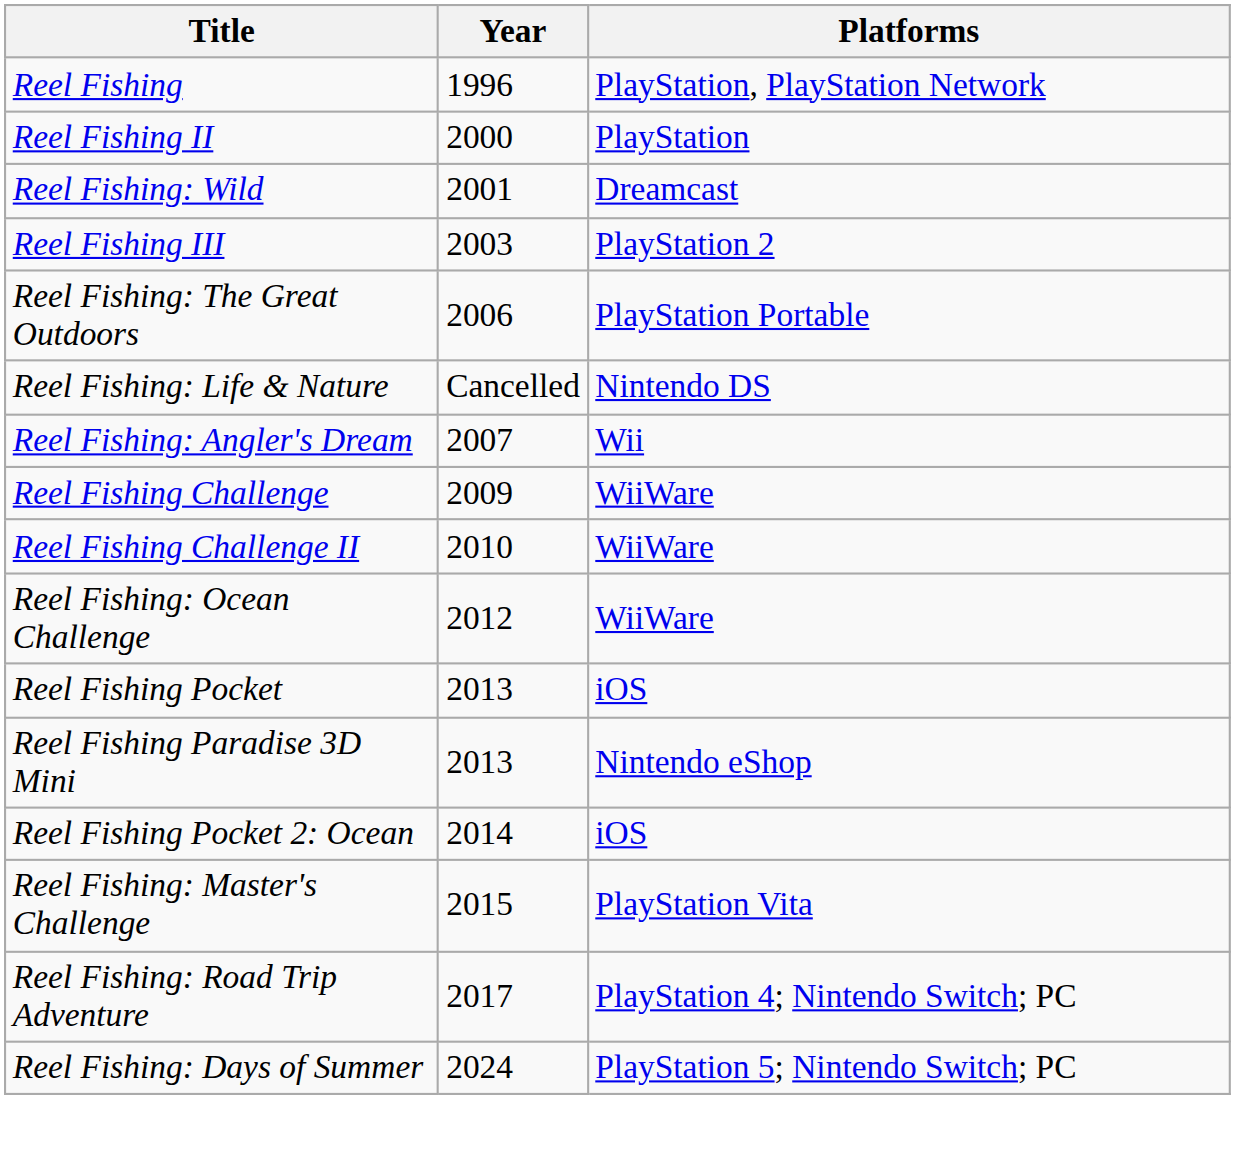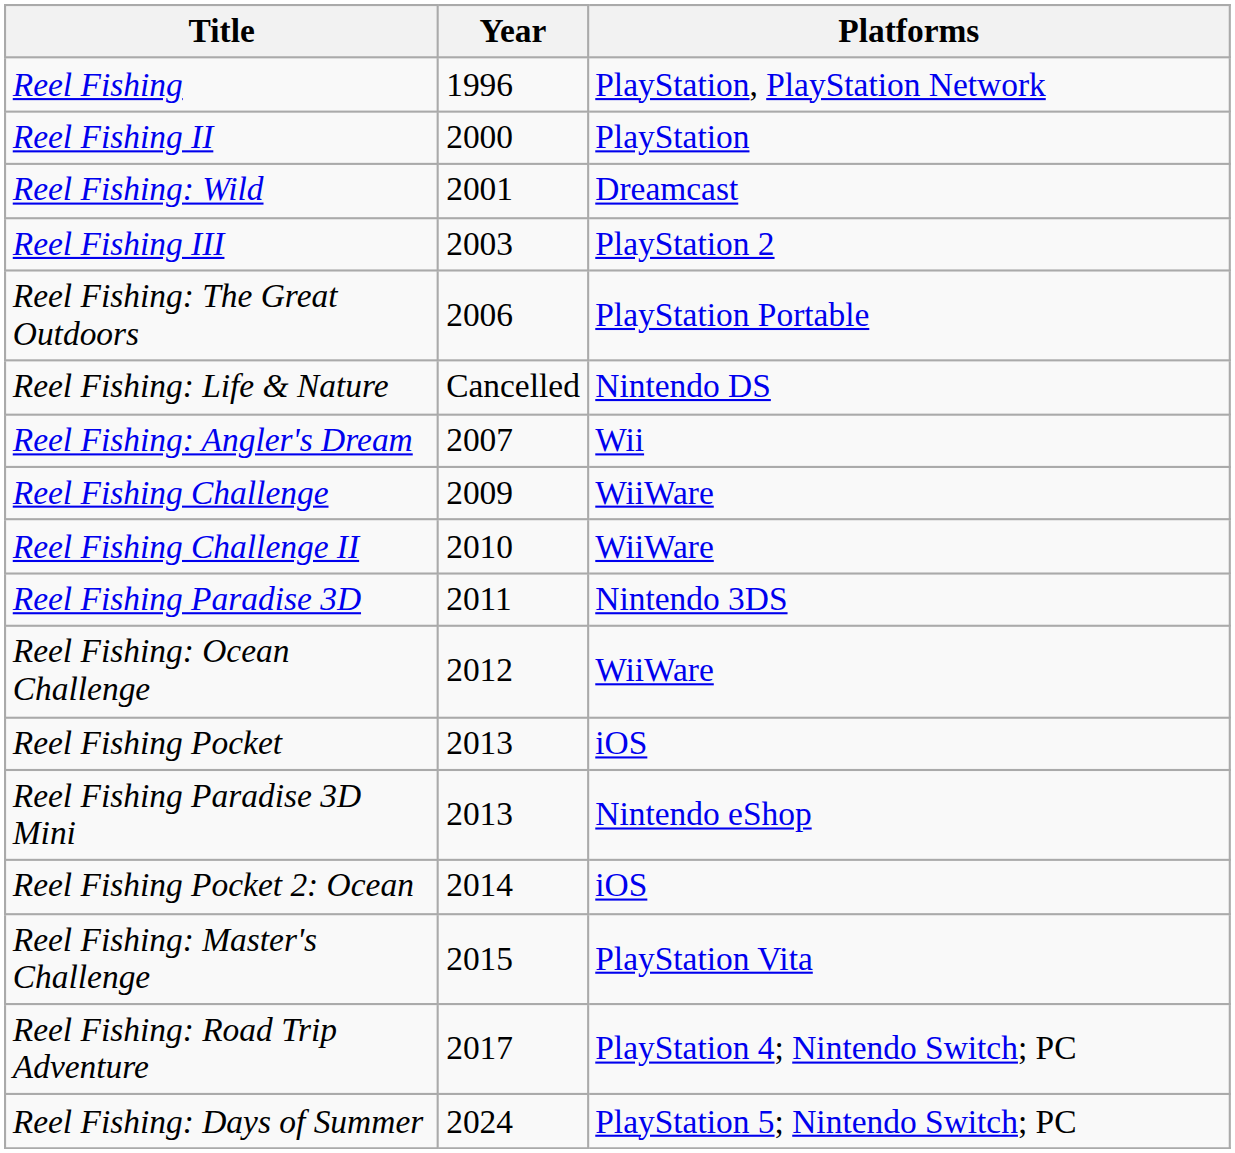+ row: (187, 598)
